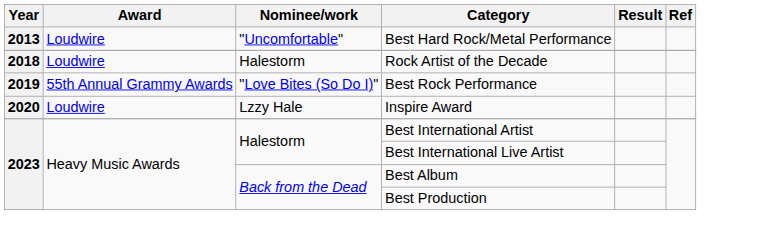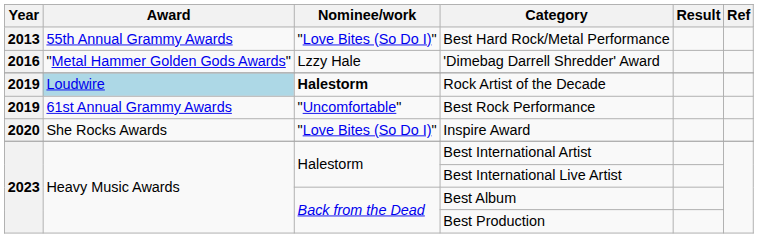(76, 38) Loudwire -> (140, 38) 55th Annual Grammy Awards
(291, 38) "Uncomfortable" -> (367, 38) "Love Bites (So Do I)"
+ row: (552, 61)
(24, 61) 2018 -> (24, 84) 2019
(76, 61) no background -> (76, 84) lightblue background
(272, 61) normal -> (333, 84) bold
(140, 84) 55th Annual Grammy Awards -> (139, 107) 61st Annual Grammy Awards
(309, 84) "Love Bites (So Do I)" -> (349, 107) "Uncomfortable"
(76, 107) Loudwire -> (107, 130) She Rocks Awards
(271, 107) Lzzy Hale -> (367, 130) "Love Bites (So Do I)"
